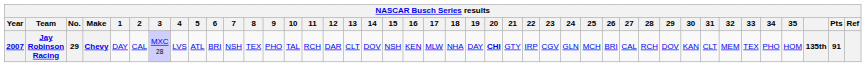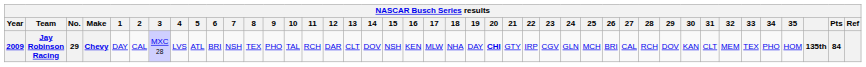(15, 46) 2007 -> (15, 46) 2009
(836, 46) 91 -> (836, 46) 84
